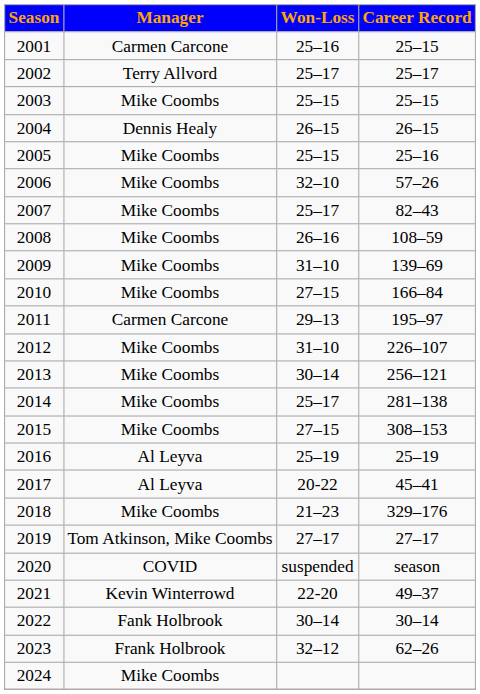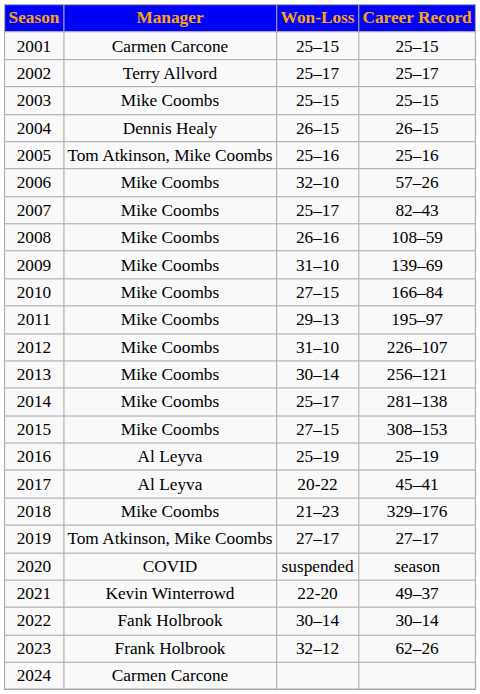(318, 45) 25–16 -> (318, 45) 25–15
(170, 155) Mike Coombs -> (170, 155) Tom Atkinson, Mike Coombs
(318, 155) 25–15 -> (318, 155) 25–16
(170, 319) Carmen Carcone -> (170, 319) Mike Coombs
(170, 675) Mike Coombs -> (170, 675) Carmen Carcone
